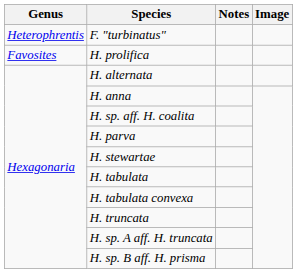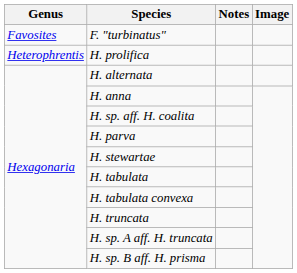(46, 34) Heterophrentis -> (32, 34) Favosites
(32, 55) Favosites -> (46, 55) Heterophrentis
